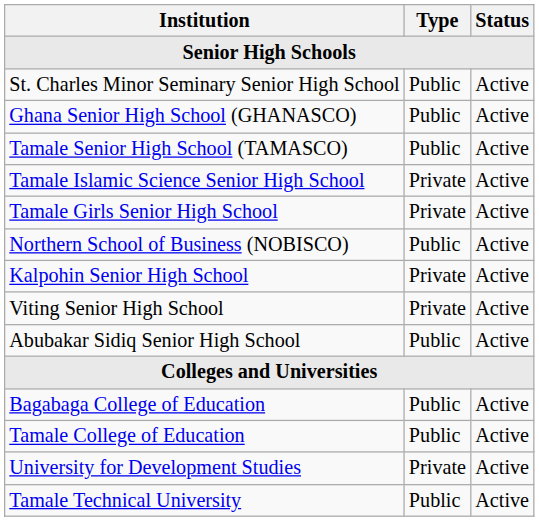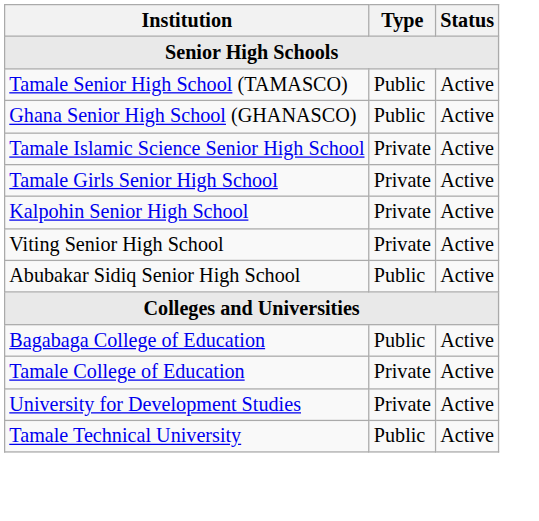- row: (204, 84)
rows swapped: (179, 148) <-> (183, 116)
- row: (179, 244)
(435, 436) Public -> (402, 372) Private
